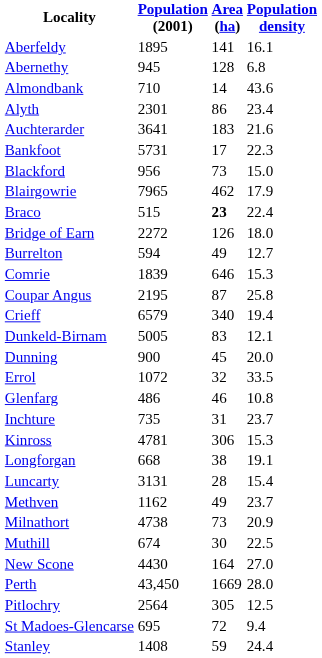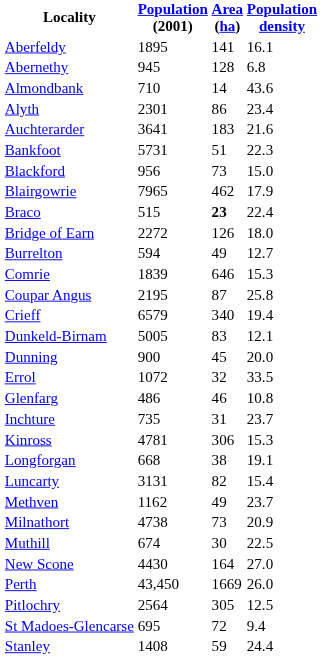(219, 150) 17 -> (219, 150) 51
(219, 481) 28 -> (219, 481) 82
(260, 584) 28.0 -> (260, 584) 26.0
